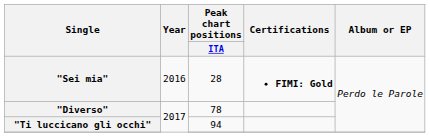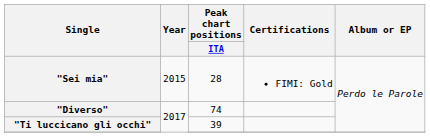(174, 79) 2016 -> (174, 79) 2015
(289, 84) bold -> (289, 84) normal
(216, 109) 78 -> (216, 109) 74
(216, 125) 94 -> (216, 125) 39
